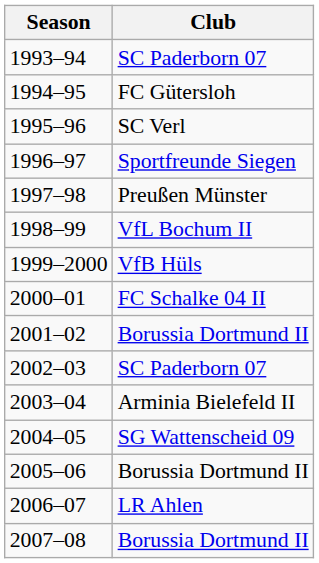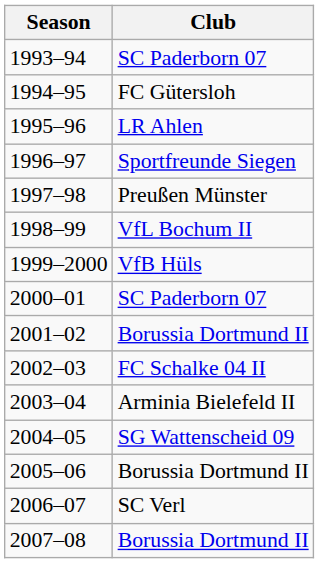(152, 126) SC Verl -> (160, 126) LR Ahlen
(192, 298) FC Schalke 04 II -> (192, 298) SC Paderborn 07
(192, 367) SC Paderborn 07 -> (192, 367) FC Schalke 04 II
(160, 505) LR Ahlen -> (152, 505) SC Verl
